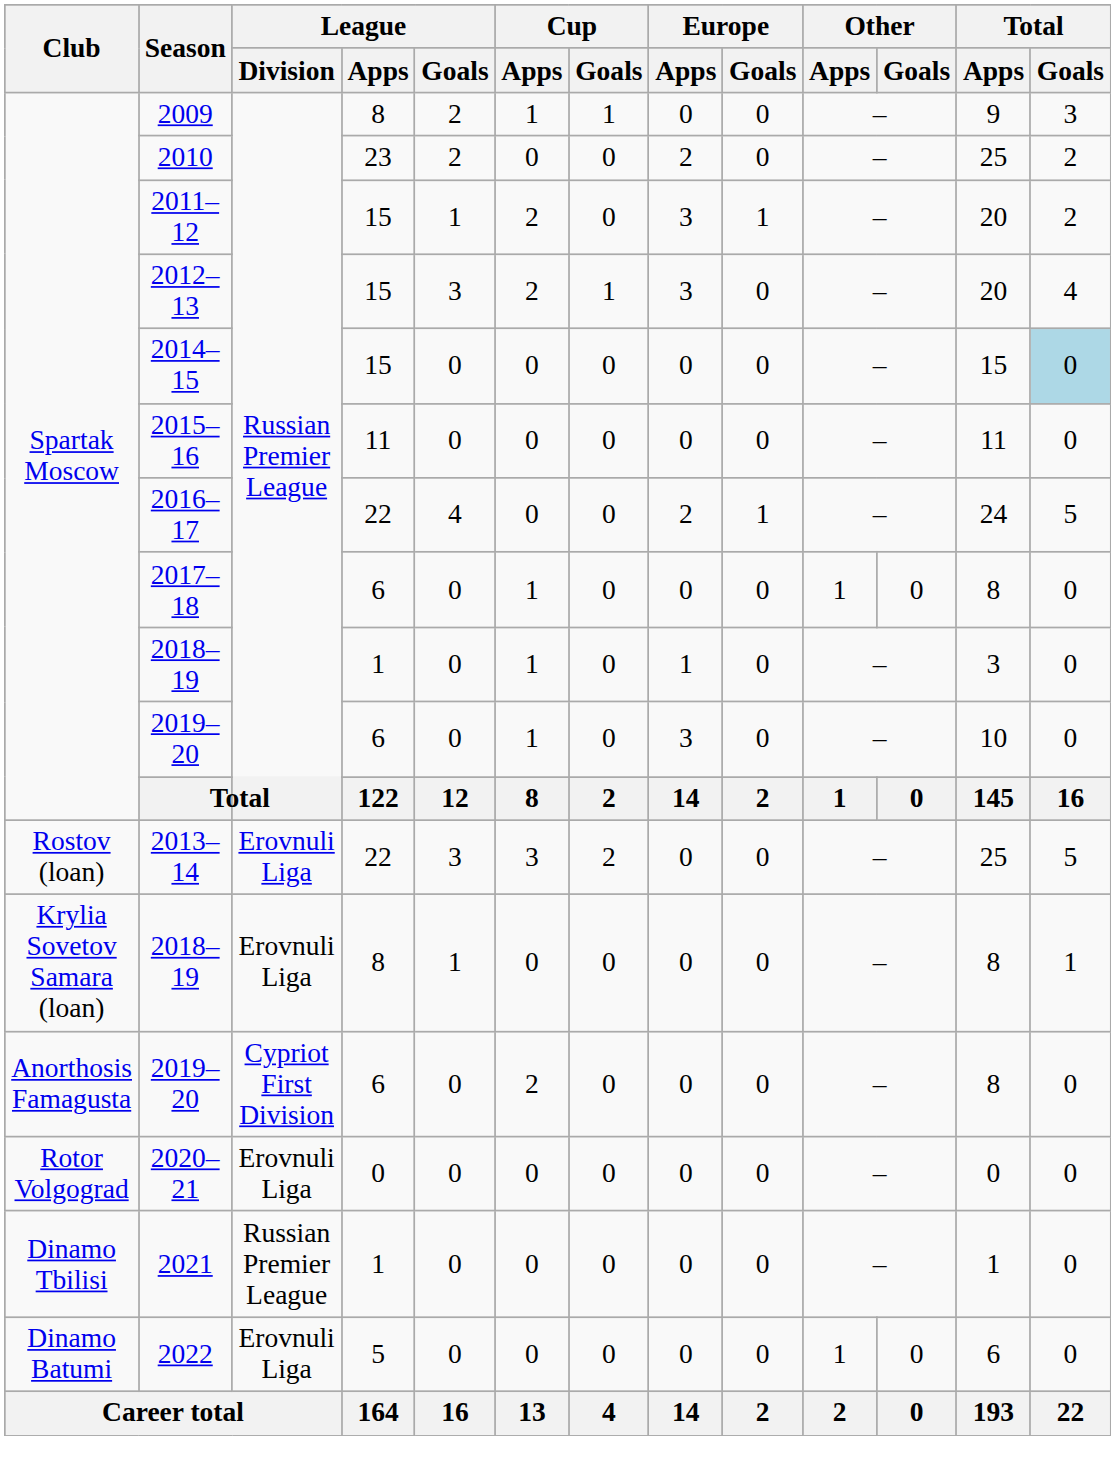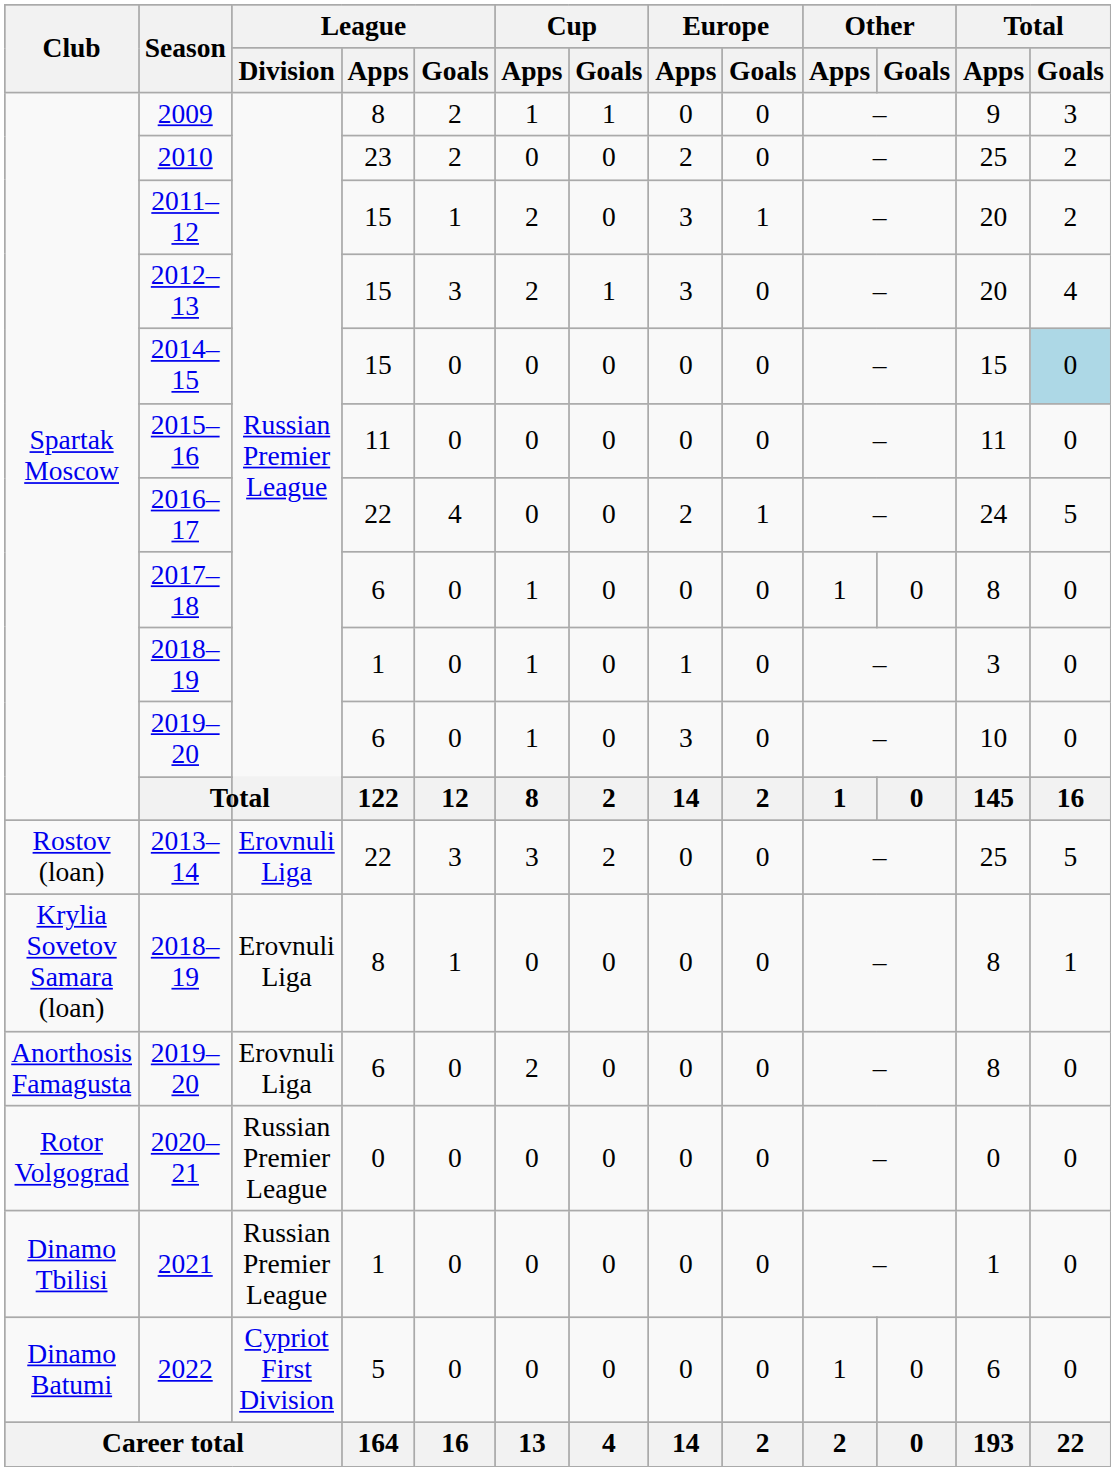(287, 1083) Cypriot First Division -> (287, 1067) Erovnuli Liga
(287, 1173) Erovnuli Liga -> (287, 1158) Russian Premier League
(287, 1353) Erovnuli Liga -> (287, 1369) Cypriot First Division
